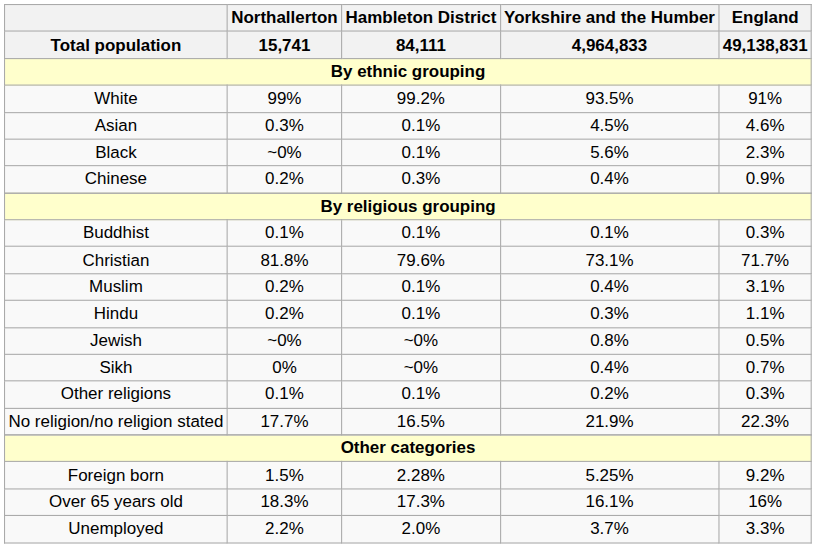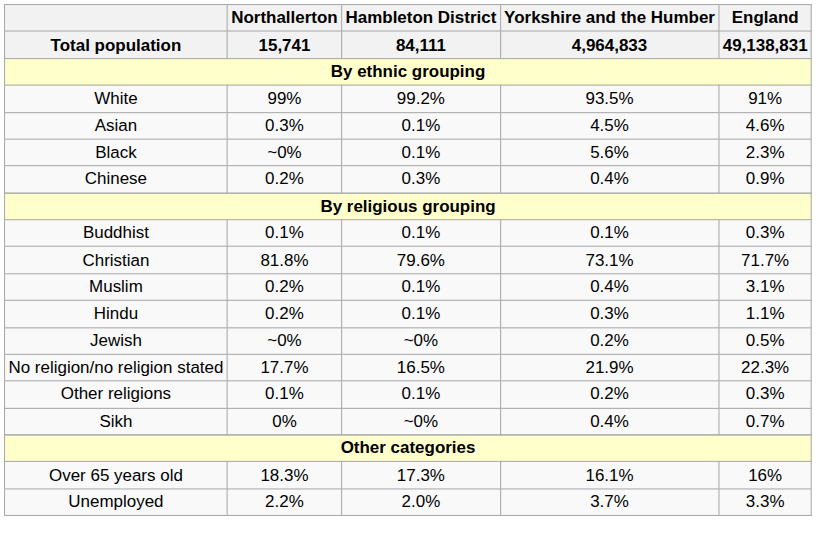(610, 340) 0.8% -> (610, 340) 0.2%
rows swapped: (116, 367) <-> (116, 421)
- row: (116, 475)
